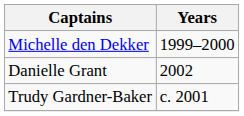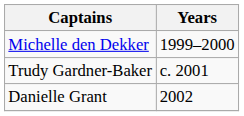rows swapped: (80, 96) <-> (58, 70)
